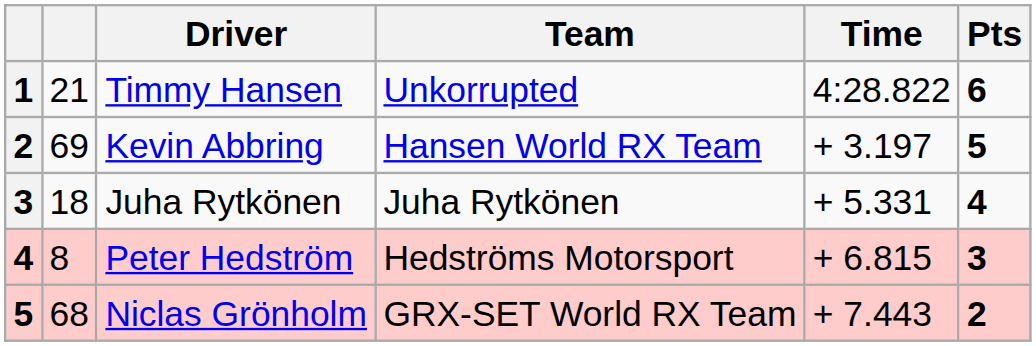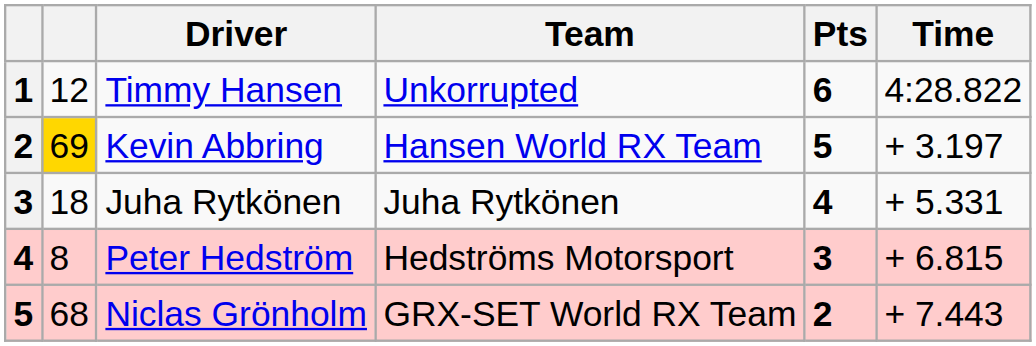columns swapped: (882, 33) <-> (995, 33)
(69, 89) 21 -> (69, 89) 12
(69, 146) no background -> (69, 146) gold background
